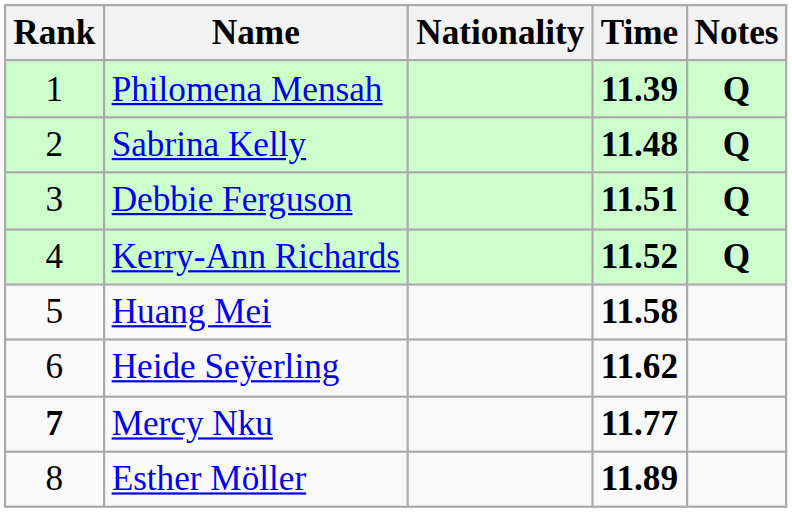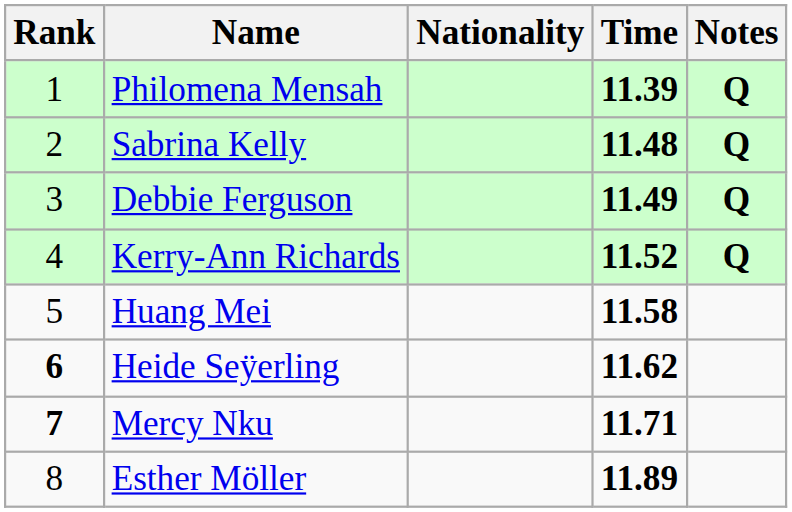(639, 199) 11.51 -> (639, 199) 11.49
(54, 367) normal -> (54, 367) bold
(639, 423) 11.77 -> (639, 423) 11.71
